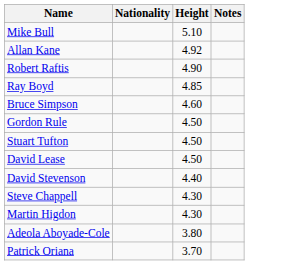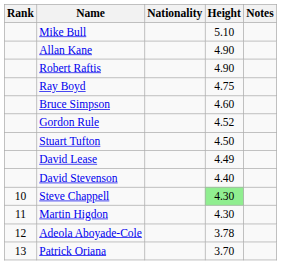+ column: (20, 13)
(192, 50) 4.92 -> (224, 50) 4.90
(192, 86) 4.85 -> (224, 86) 4.75
(192, 123) 4.50 -> (224, 123) 4.52
(192, 159) 4.50 -> (224, 159) 4.49
(192, 196) no background -> (224, 196) lightgreen background
(192, 232) 3.80 -> (224, 232) 3.78
